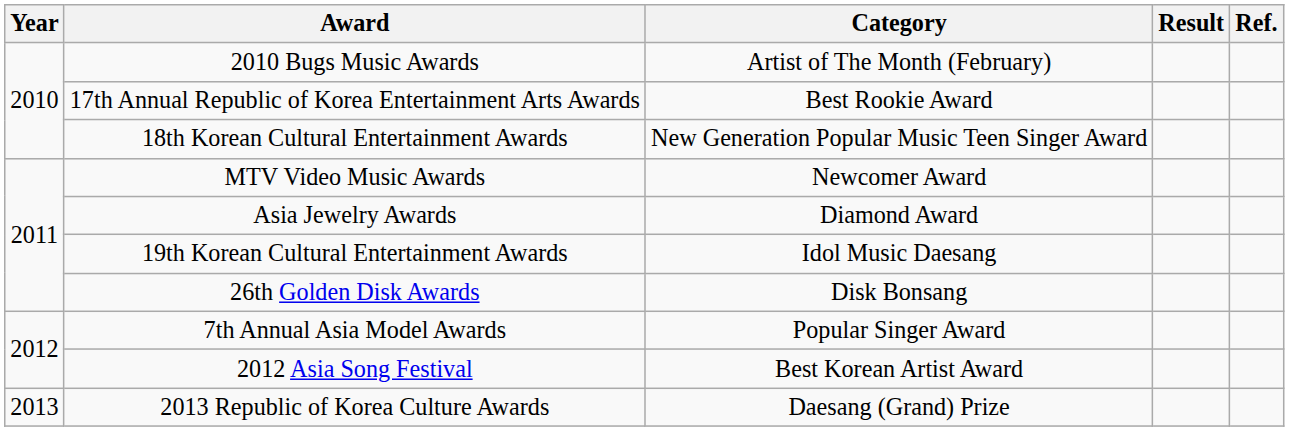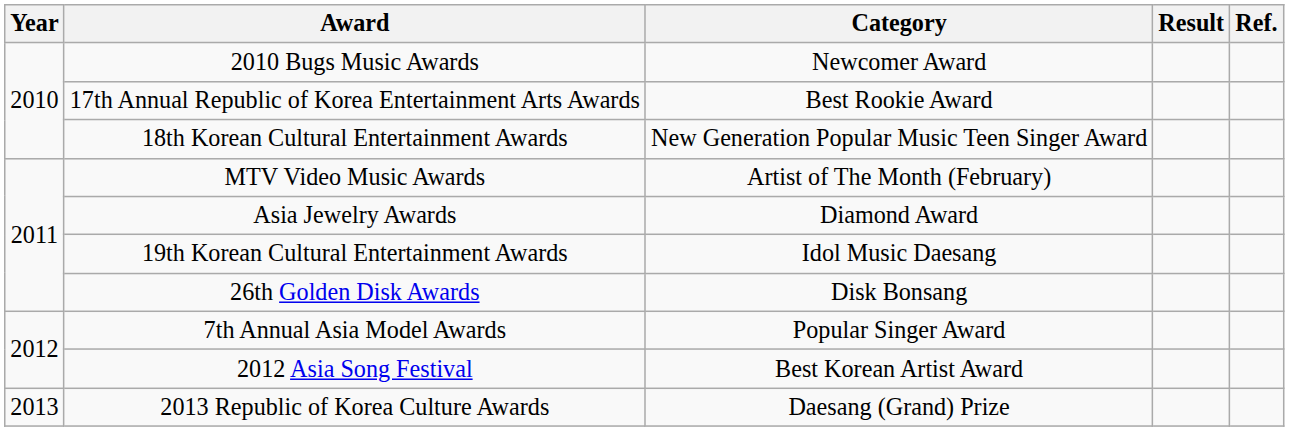(899, 61) Artist of The Month (February) -> (899, 61) Newcomer Award
(899, 176) Newcomer Award -> (899, 176) Artist of The Month (February)
